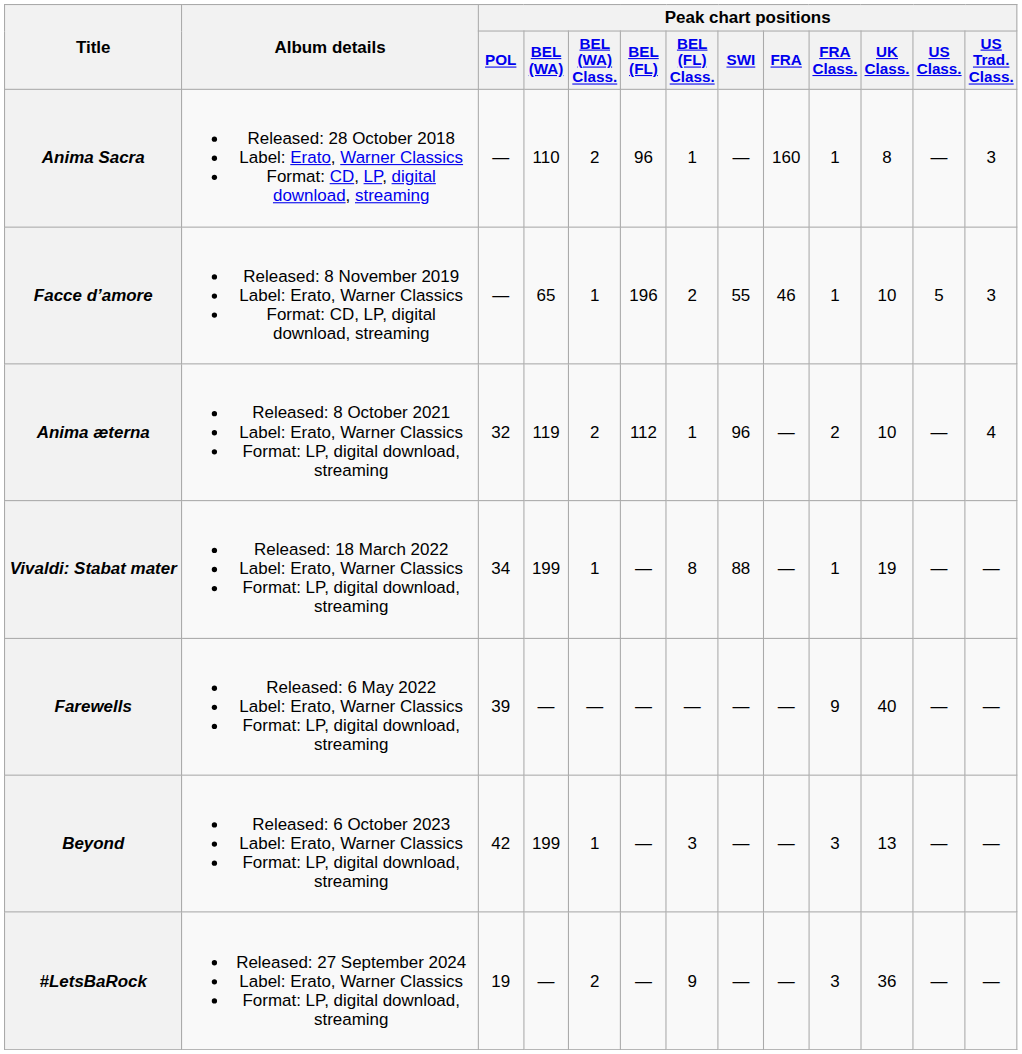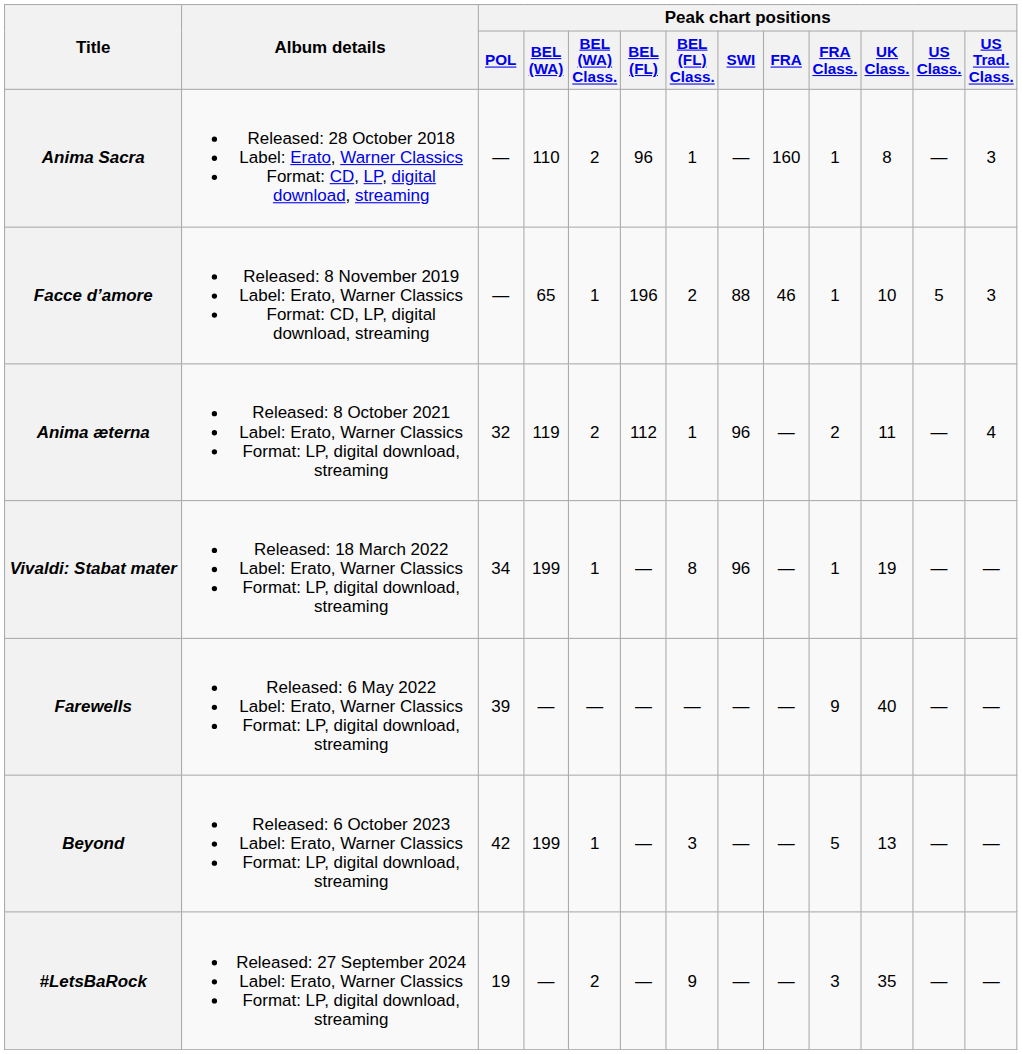(741, 295) 55 -> (741, 295) 88
(887, 432) 10 -> (887, 432) 11
(741, 569) 88 -> (741, 569) 96
(835, 843) 3 -> (835, 843) 5
(887, 980) 36 -> (887, 980) 35
